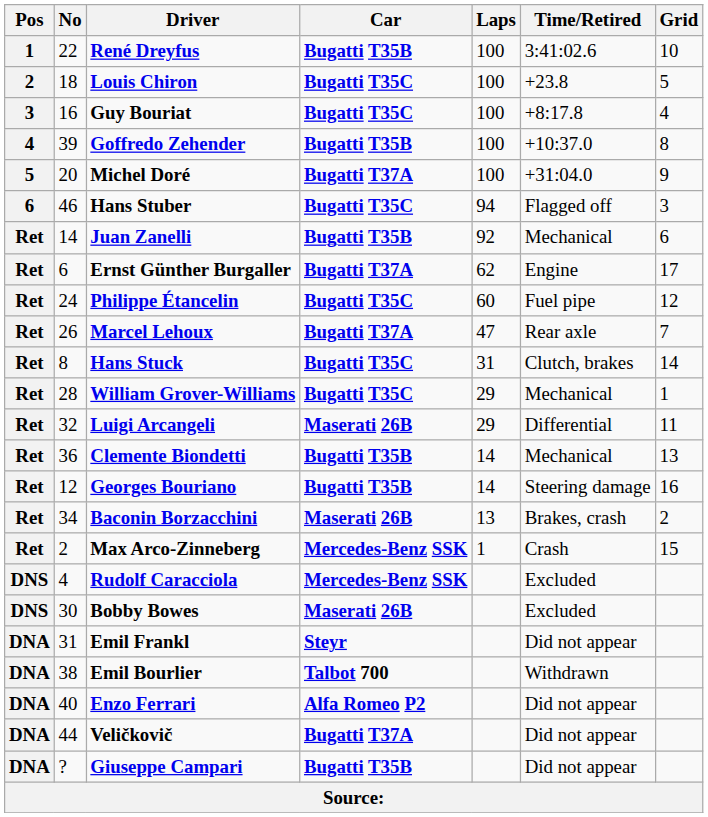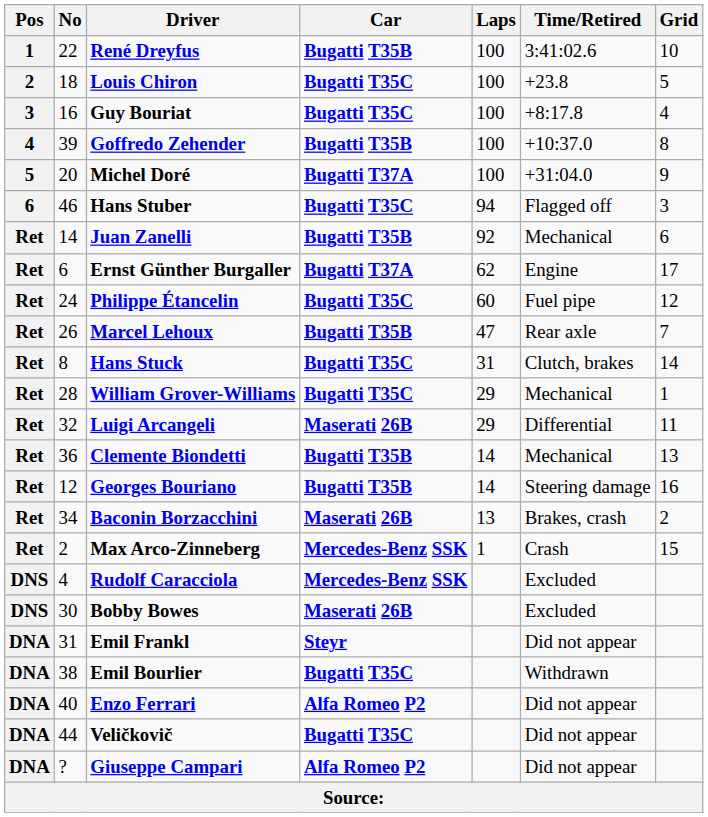(359, 331) Bugatti T37A -> (358, 331) Bugatti T35B
(346, 672) Talbot 700 -> (359, 672) Bugatti T35C
(359, 735) Bugatti T37A -> (359, 735) Bugatti T35C
(358, 766) Bugatti T35B -> (365, 766) Alfa Romeo P2
